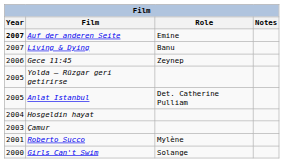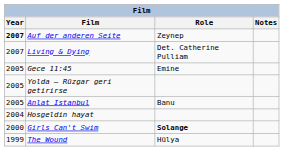(168, 35) Emine -> (170, 35) Zeynep
(166, 47) Banu -> (188, 52) Det. Catherine Pulliam
(15, 60) 2006 -> (15, 69) 2005
(170, 60) Zeynep -> (168, 69) Emine
(188, 98) Det. Catherine Pulliam -> (166, 102) Banu
- row: (38, 127)
- row: (56, 139)
(172, 152) normal -> (172, 127) bold
+ row: (47, 139)
